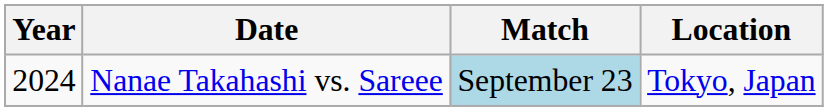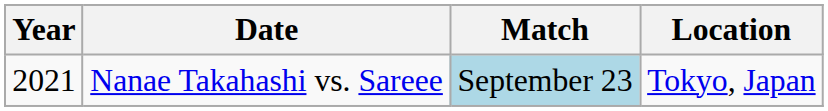(44, 79) 2024 -> (44, 79) 2021
